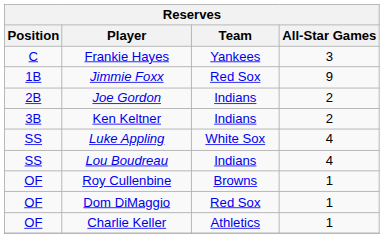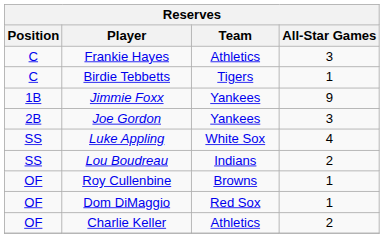(235, 56) Yankees -> (235, 56) Athletics
+ row: (127, 77)
(235, 77) Red Sox -> (235, 98) Yankees
(235, 98) Indians -> (235, 118) Yankees
(329, 98) 2 -> (329, 118) 3
- row: (127, 118)
(329, 160) 4 -> (329, 160) 2
(329, 222) 1 -> (329, 222) 2
